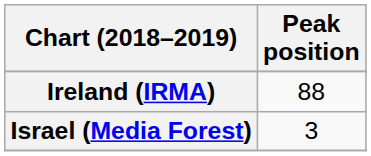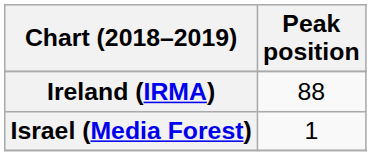(311, 130) 3 -> (311, 130) 1
